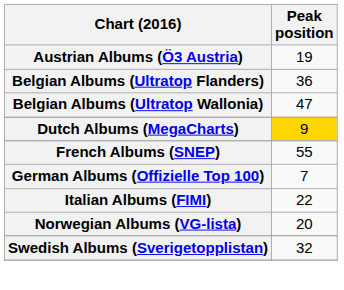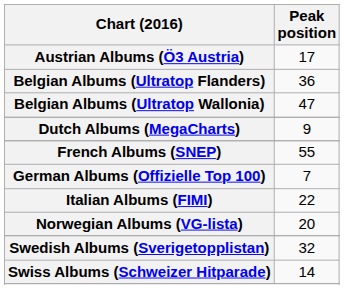(304, 57) 19 -> (307, 57) 17
(304, 128) gold background -> (307, 128) no background
+ row: (139, 271)
